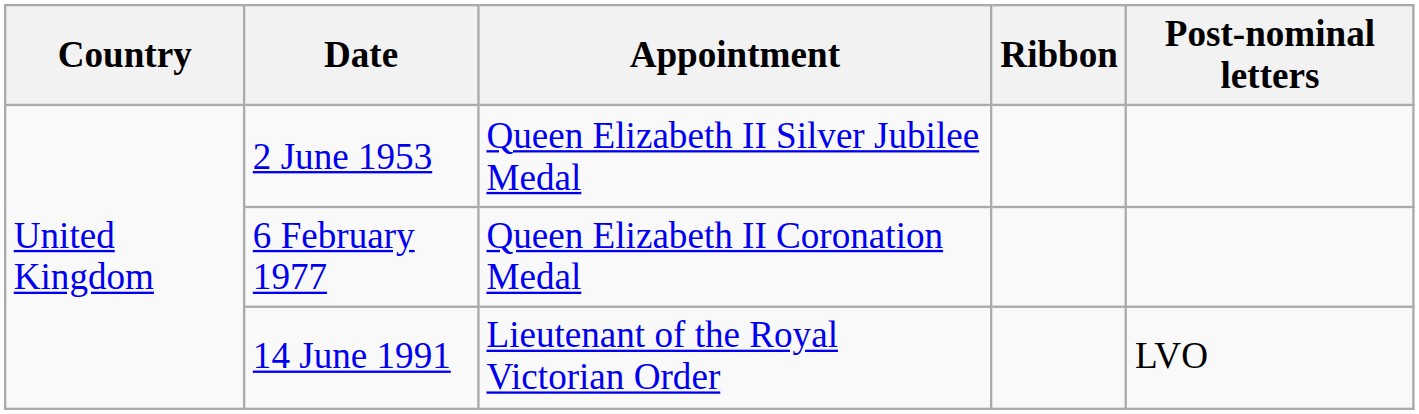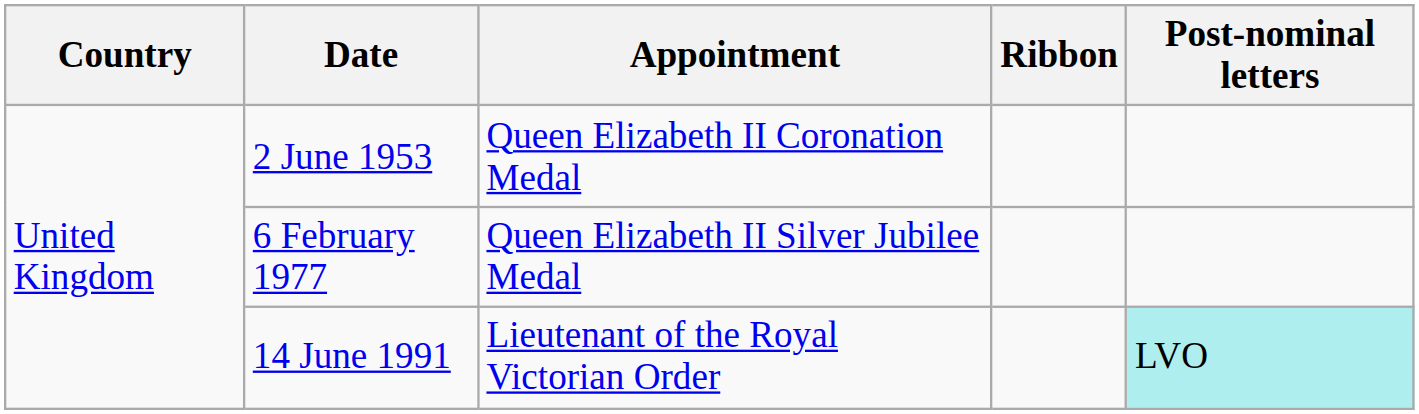(733, 155) Queen Elizabeth II Silver Jubilee Medal -> (715, 155) Queen Elizabeth II Coronation Medal
(715, 256) Queen Elizabeth II Coronation Medal -> (733, 256) Queen Elizabeth II Silver Jubilee Medal
(1172, 356) no background -> (1172, 356) paleturquoise background
